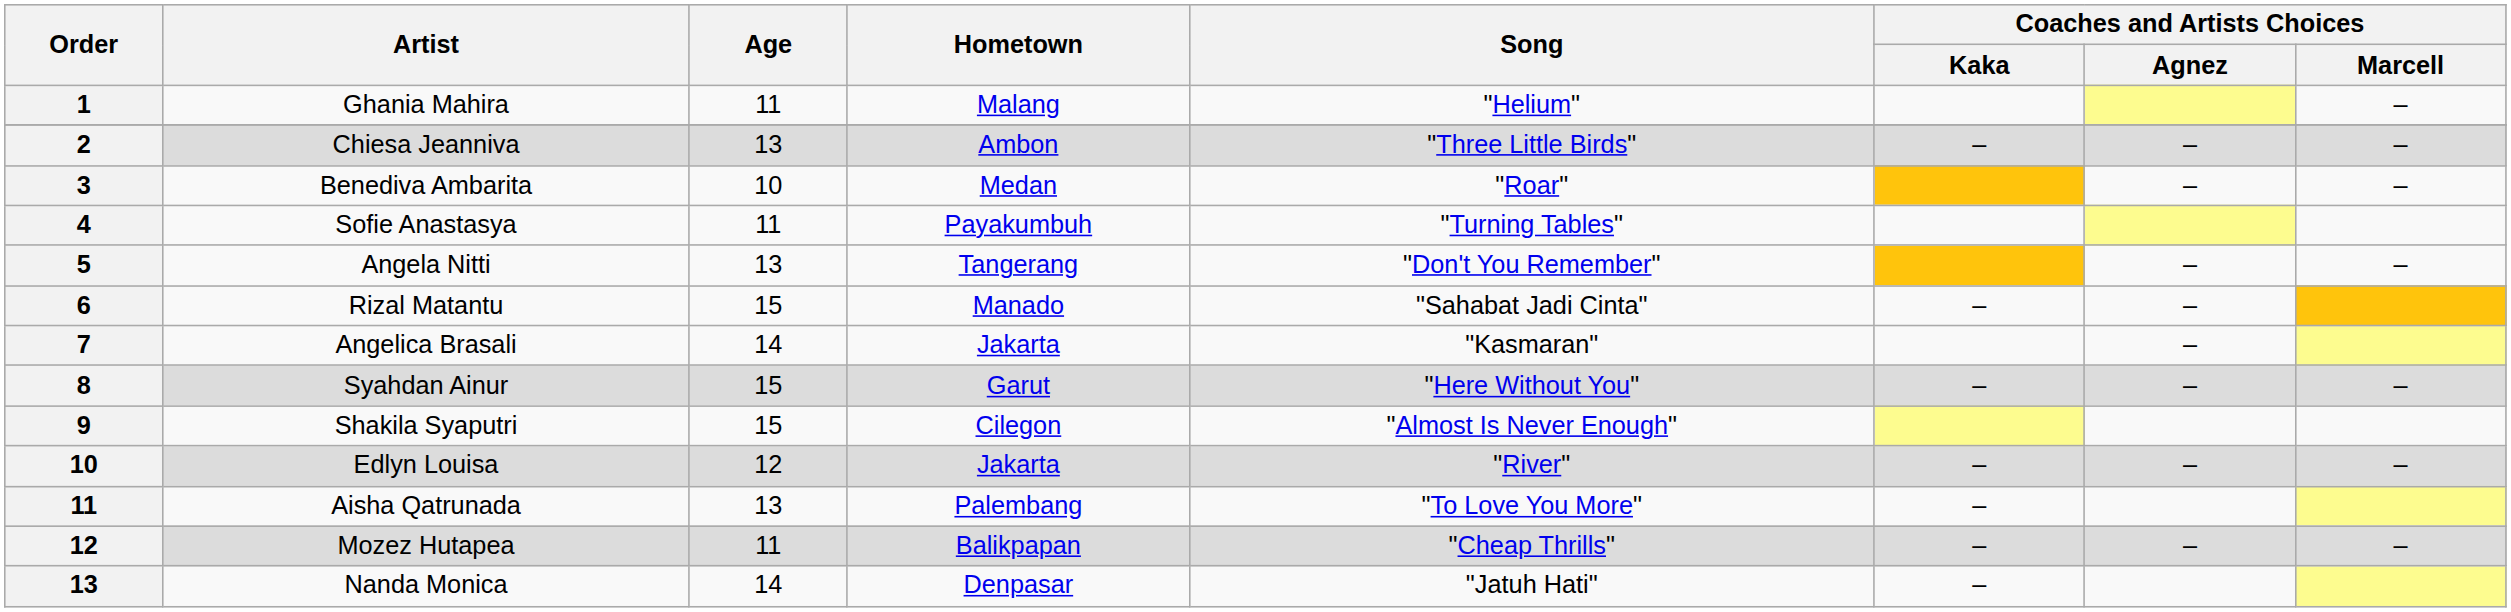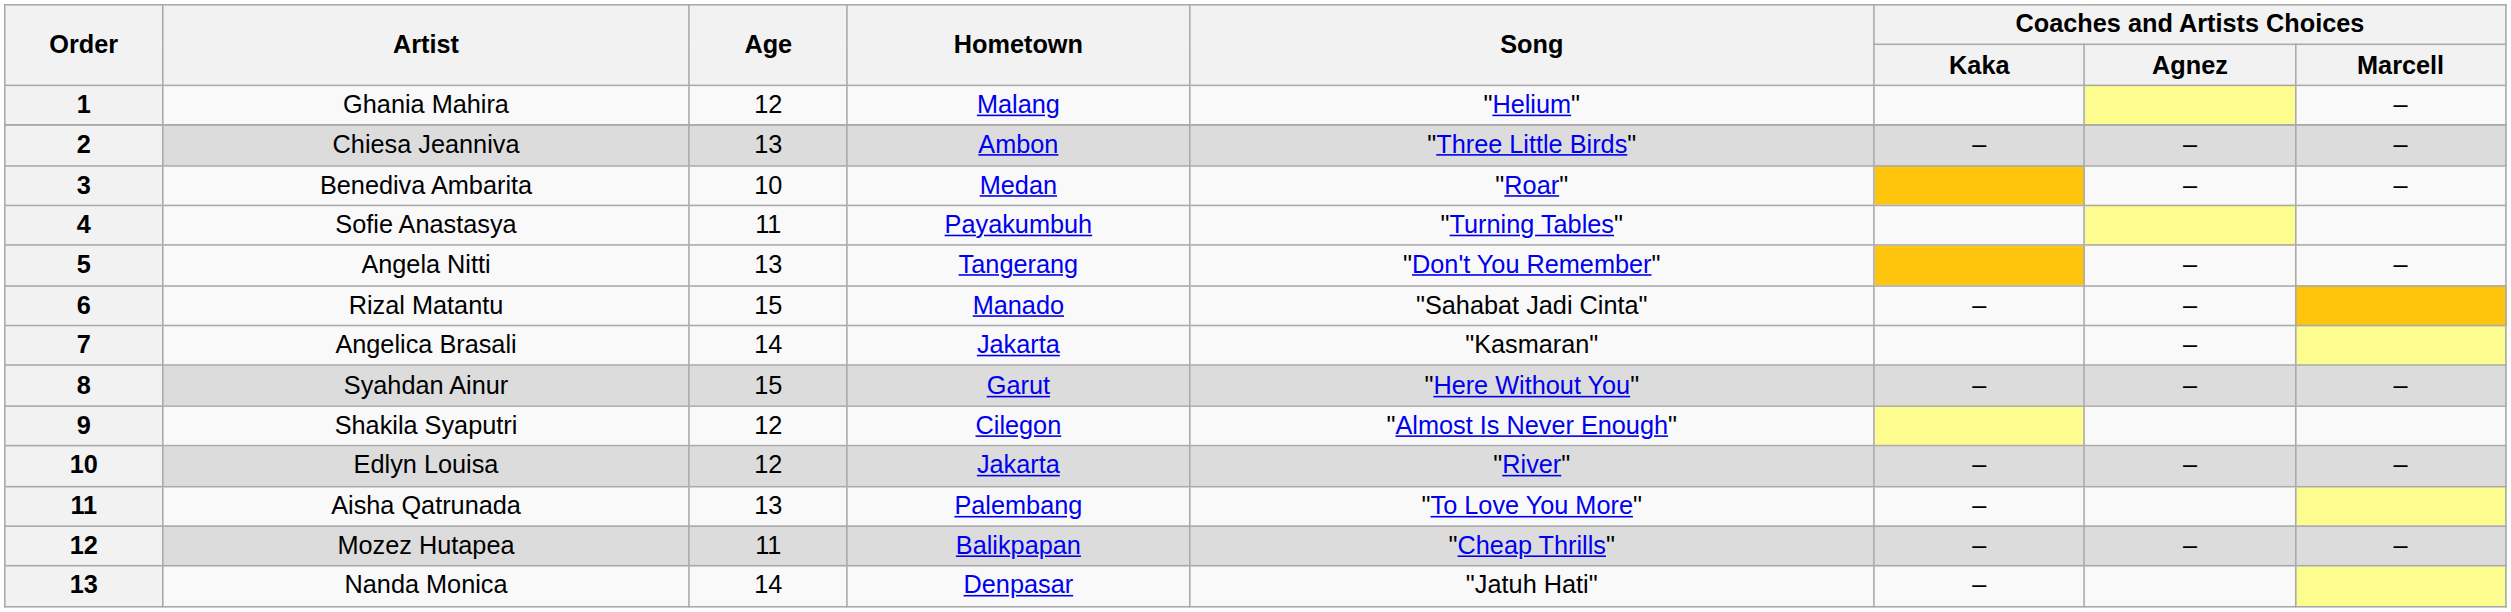(768, 104) 11 -> (768, 104) 12
(768, 425) 15 -> (768, 425) 12
